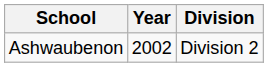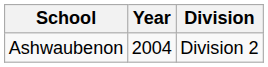(152, 47) 2002 -> (152, 47) 2004
